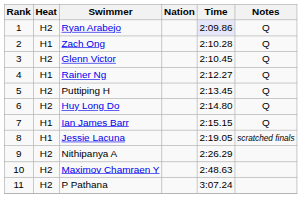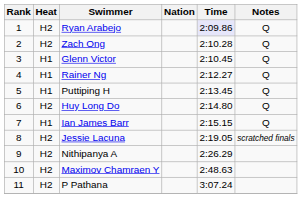(46, 43) H1 -> (46, 43) H2
(46, 59) H2 -> (46, 59) H1
(46, 91) H2 -> (46, 91) H1
(46, 138) H1 -> (46, 138) H2
